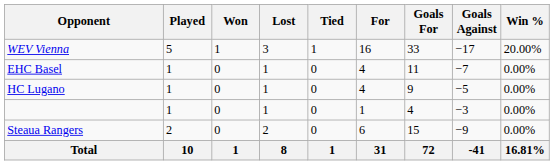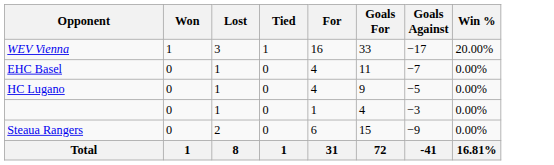- column: (187, 22)
